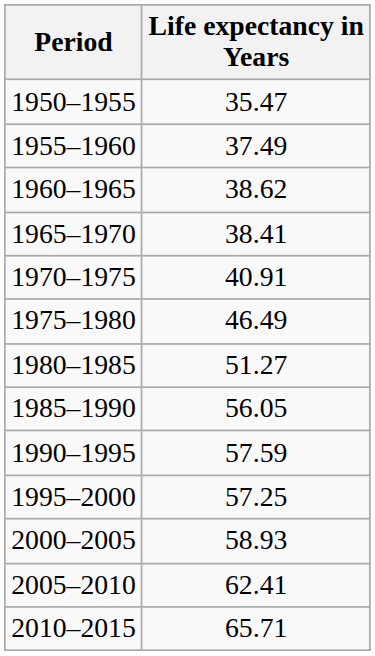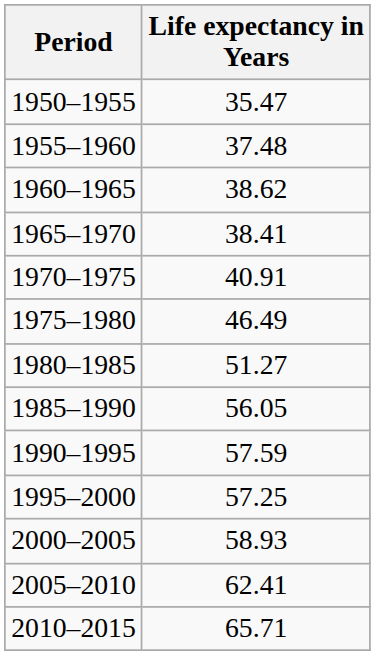(256, 145) 37.49 -> (256, 145) 37.48
